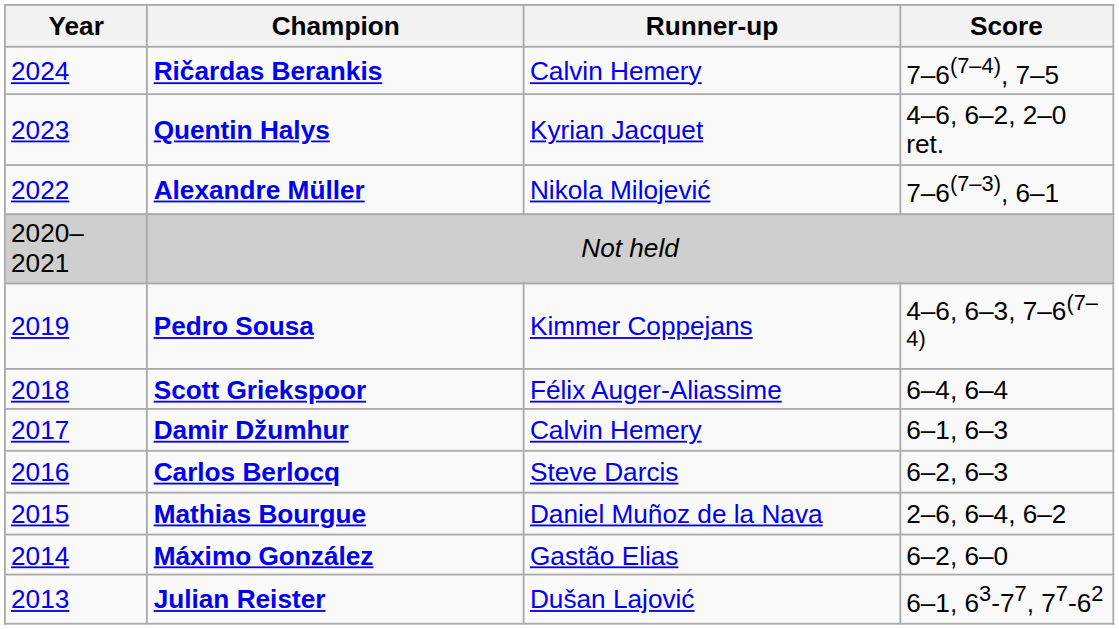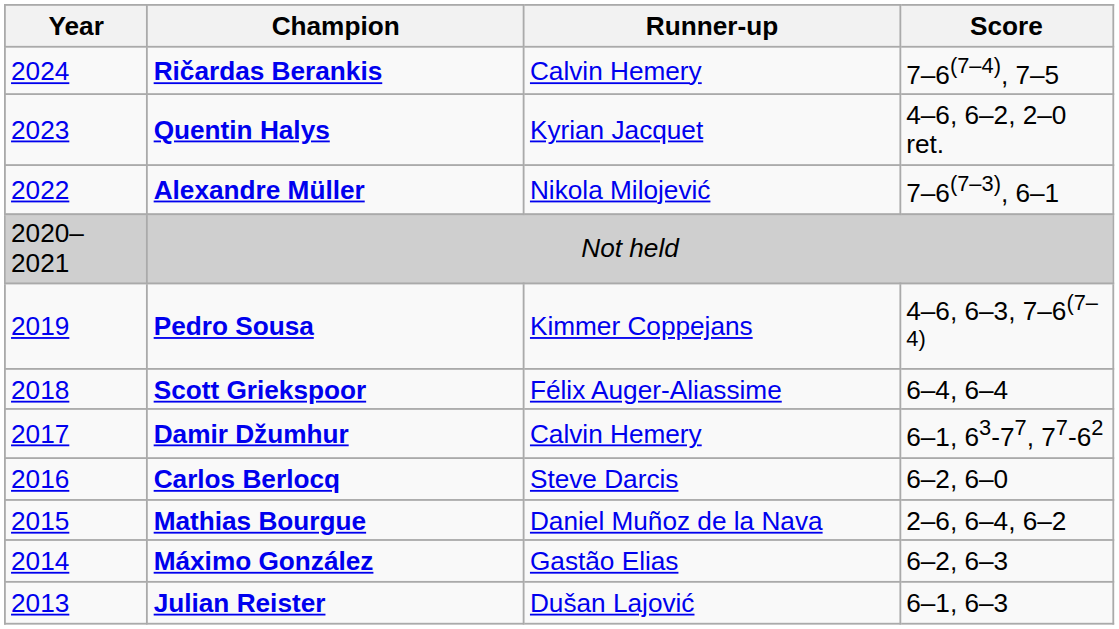(957, 431) 6–1, 6–3 -> (1005, 434) 6–1, 63-77, 77-62
(957, 472) 6–2, 6–3 -> (957, 479) 6–2, 6–0
(957, 555) 6–2, 6–0 -> (957, 562) 6–2, 6–3
(1005, 600) 6–1, 63-77, 77-62 -> (957, 603) 6–1, 6–3
